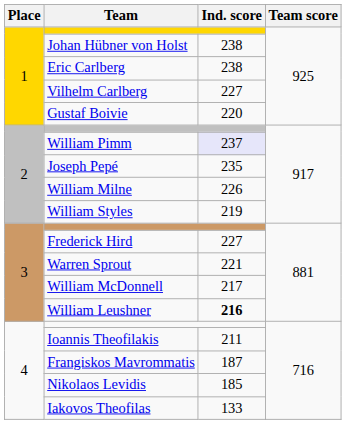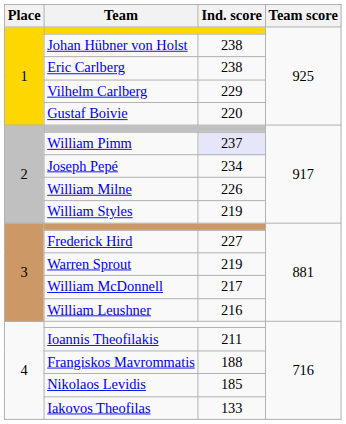(232, 91) 227 -> (232, 91) 229
(232, 166) 235 -> (232, 166) 234
(232, 264) 221 -> (232, 264) 219
(232, 309) bold -> (232, 309) normal
(232, 362) 187 -> (232, 362) 188
